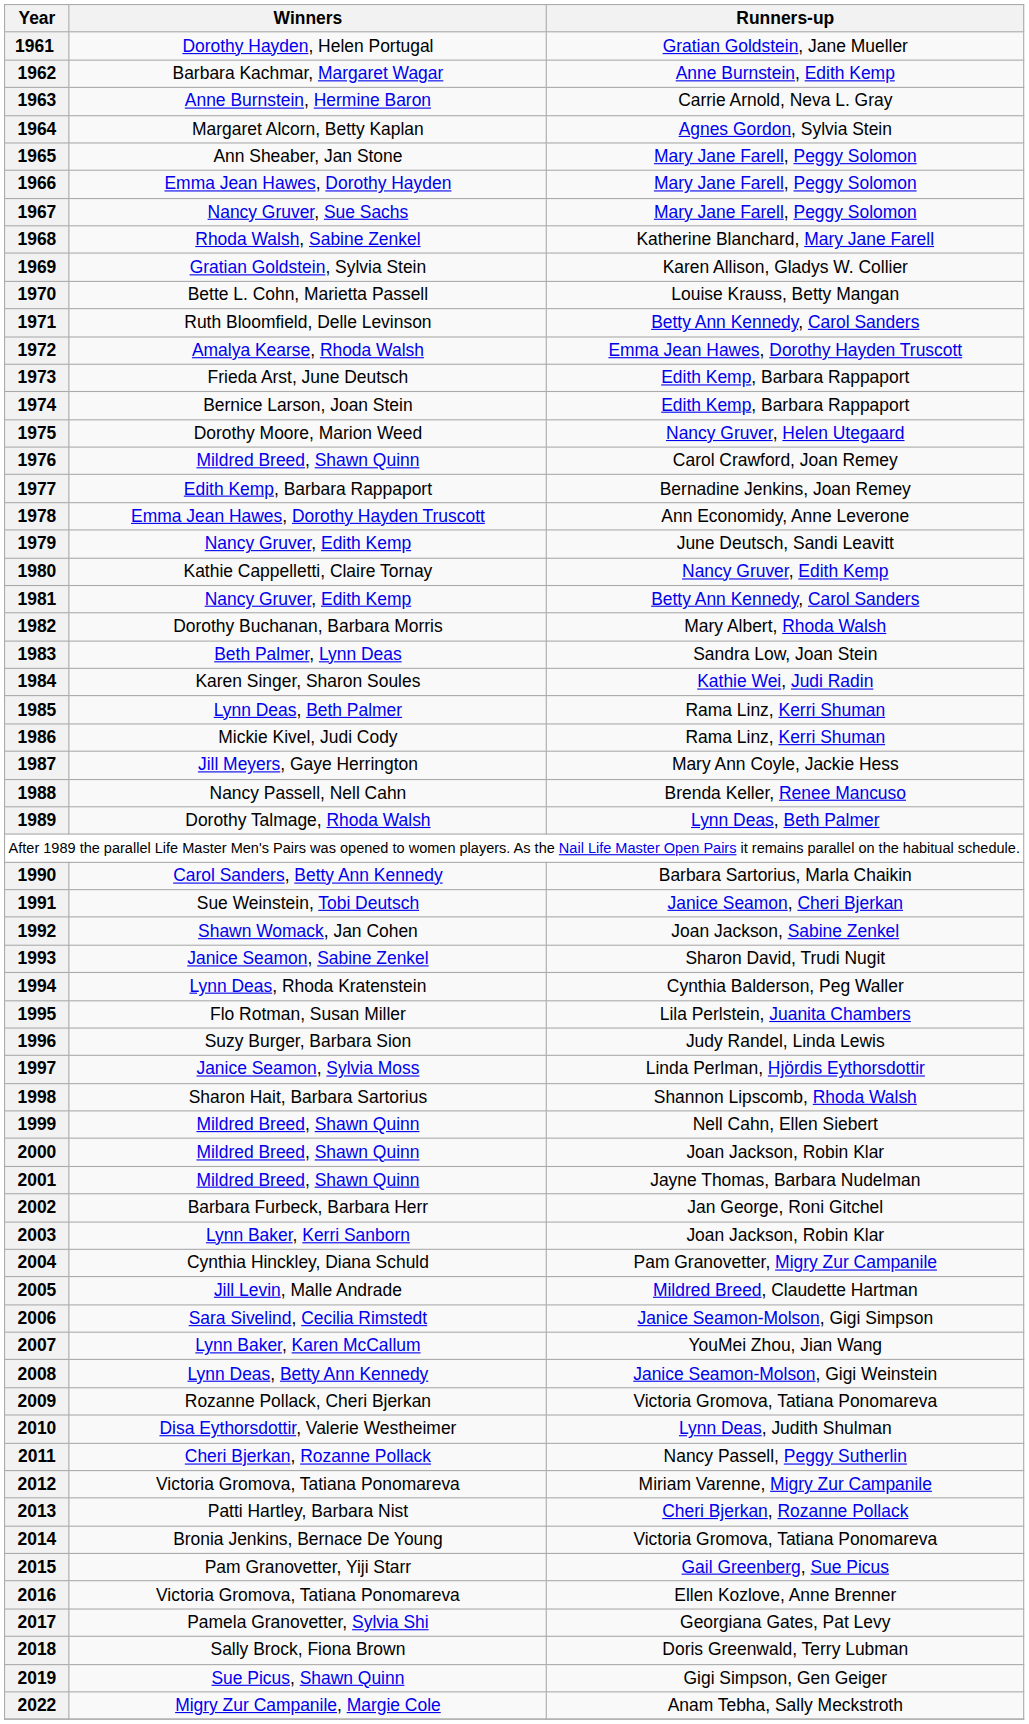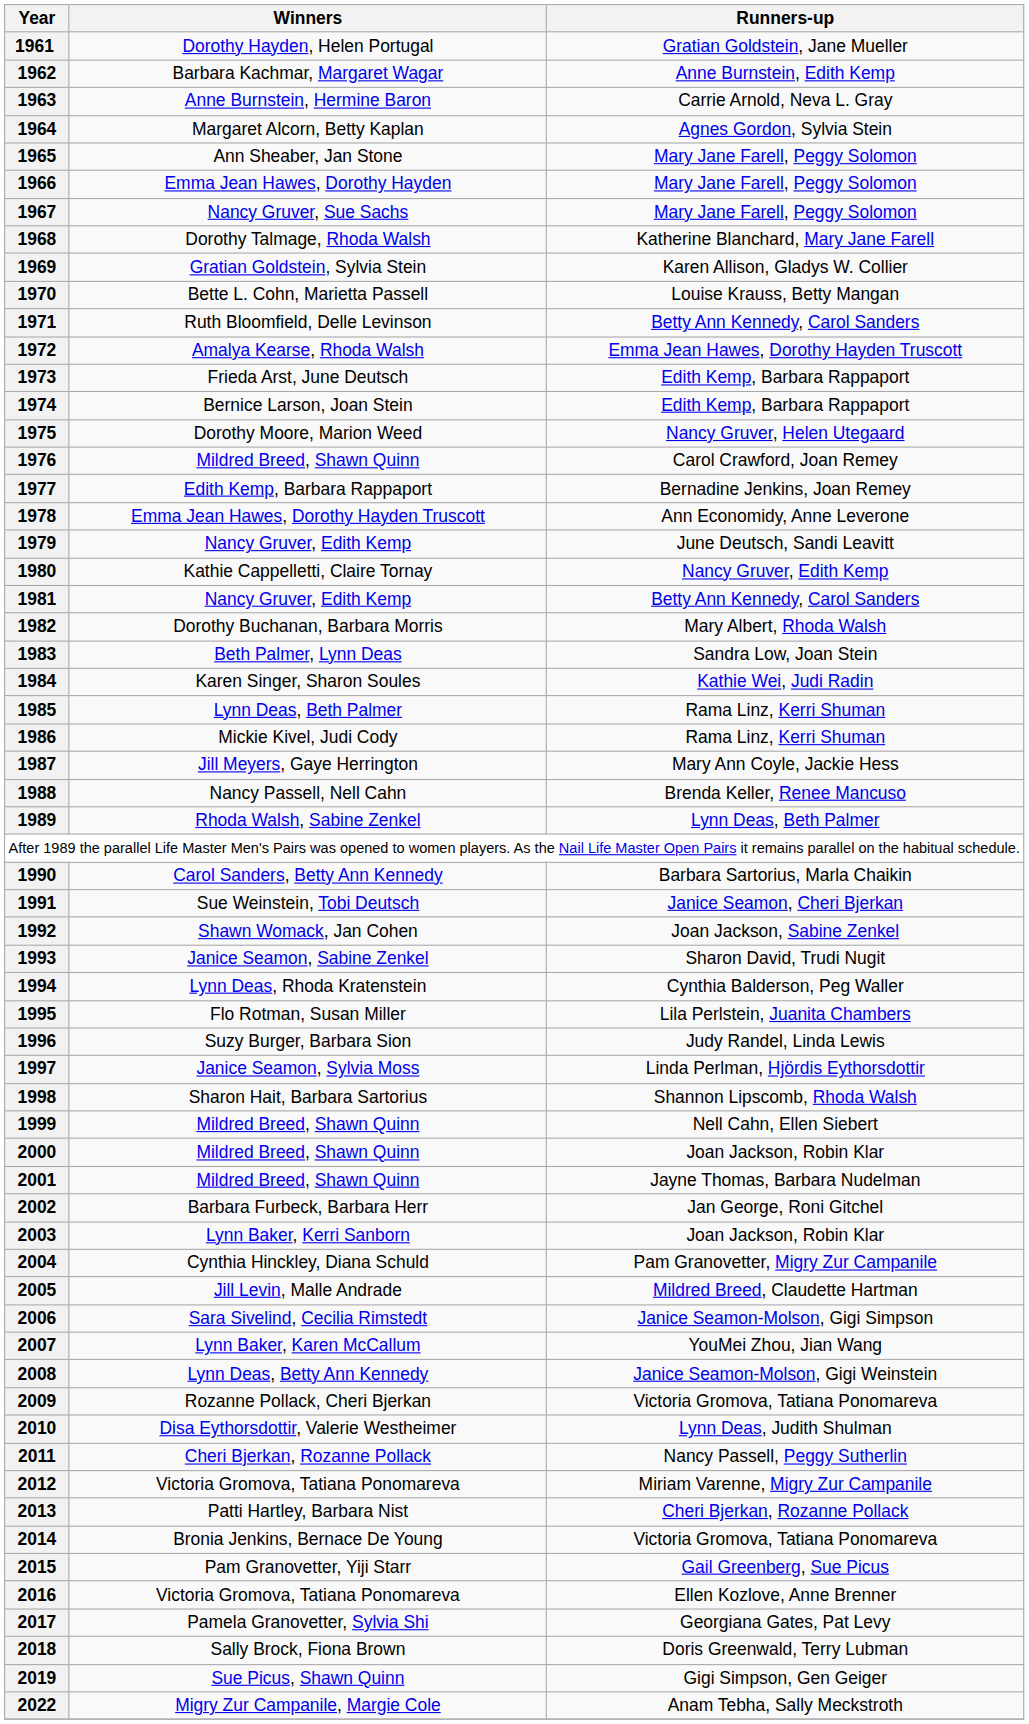(308, 239) Rhoda Walsh, Sabine Zenkel -> (308, 239) Dorothy Talmage, Rhoda Walsh
(308, 820) Dorothy Talmage, Rhoda Walsh -> (308, 820) Rhoda Walsh, Sabine Zenkel
